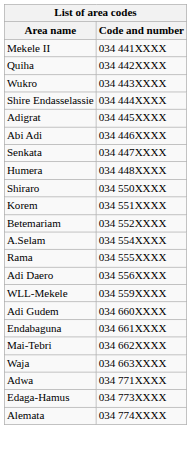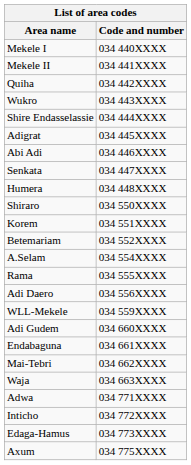+ row: (27, 48)
+ row: (23, 415)
- row: (26, 415)
+ row: (21, 450)
